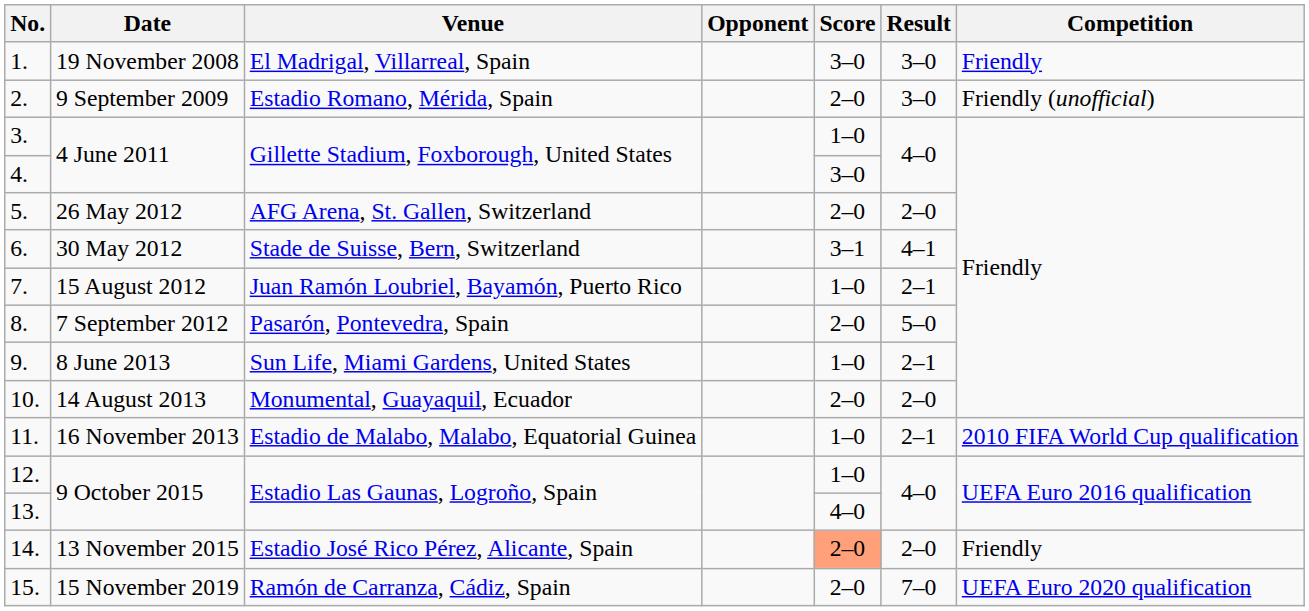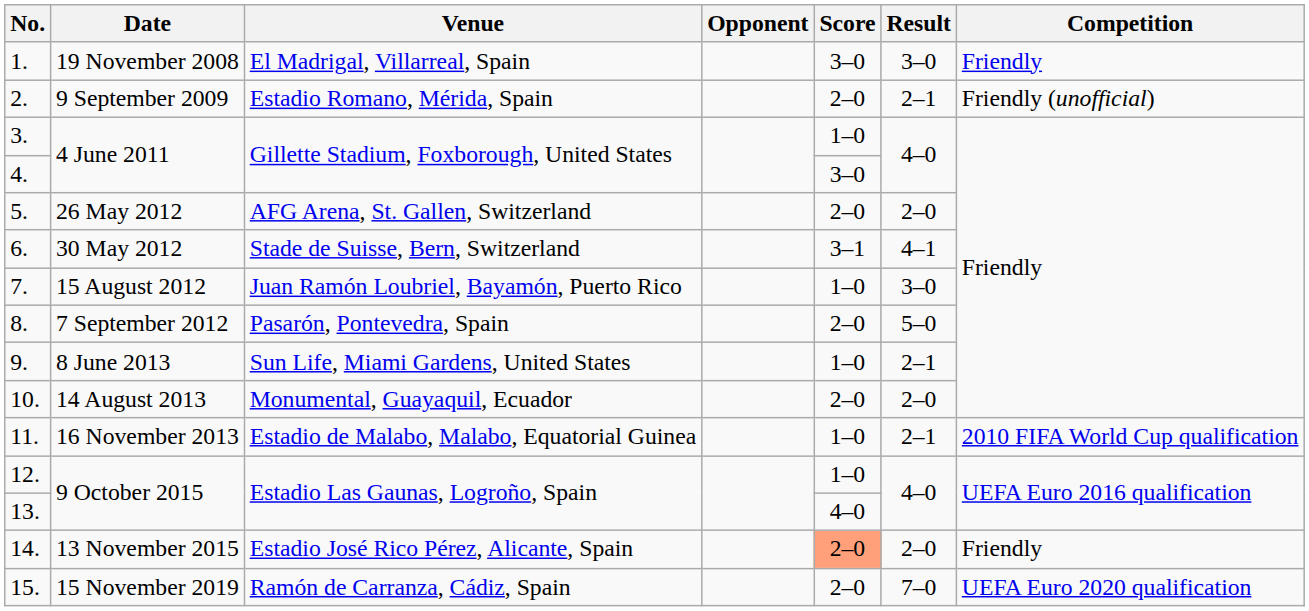(919, 98) 3–0 -> (919, 98) 2–1
(919, 286) 2–1 -> (919, 286) 3–0
